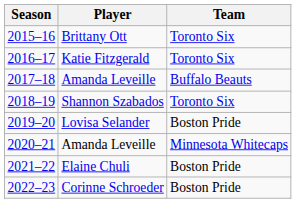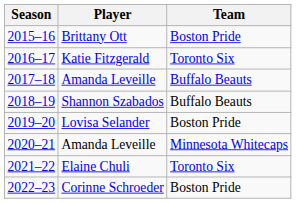(202, 36) Toronto Six -> (205, 36) Boston Pride
(202, 101) Toronto Six -> (211, 101) Buffalo Beauts
(205, 166) Boston Pride -> (202, 166) Toronto Six
